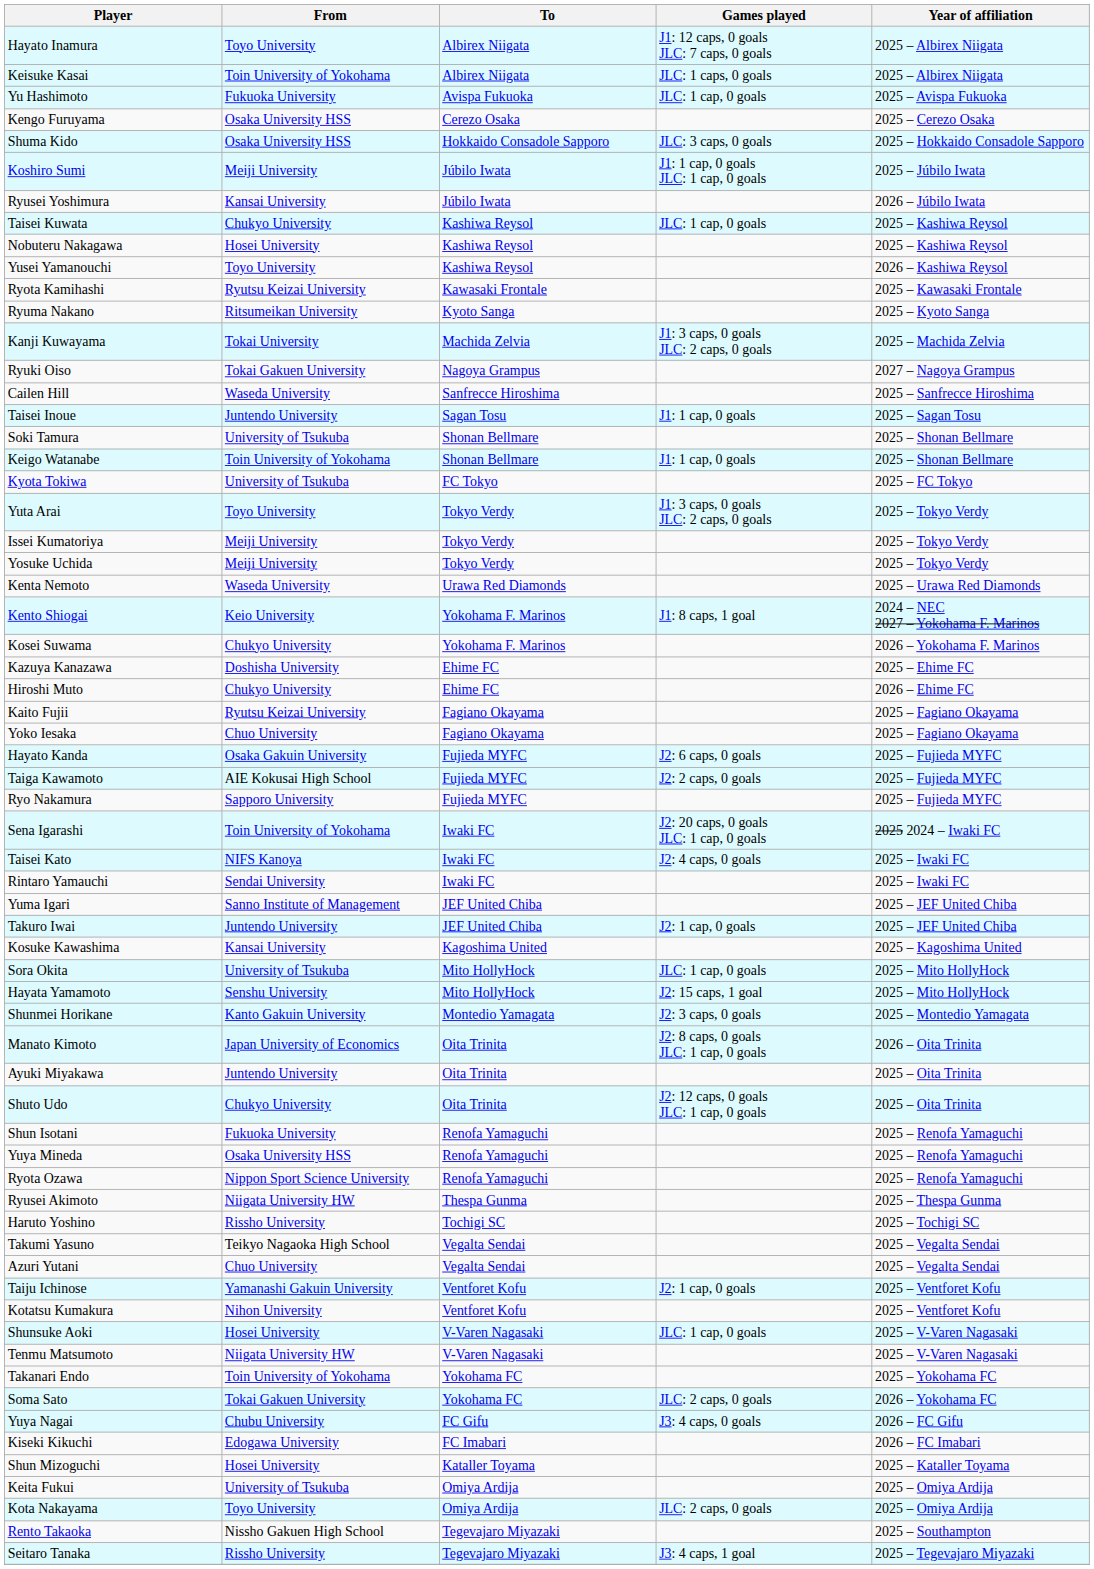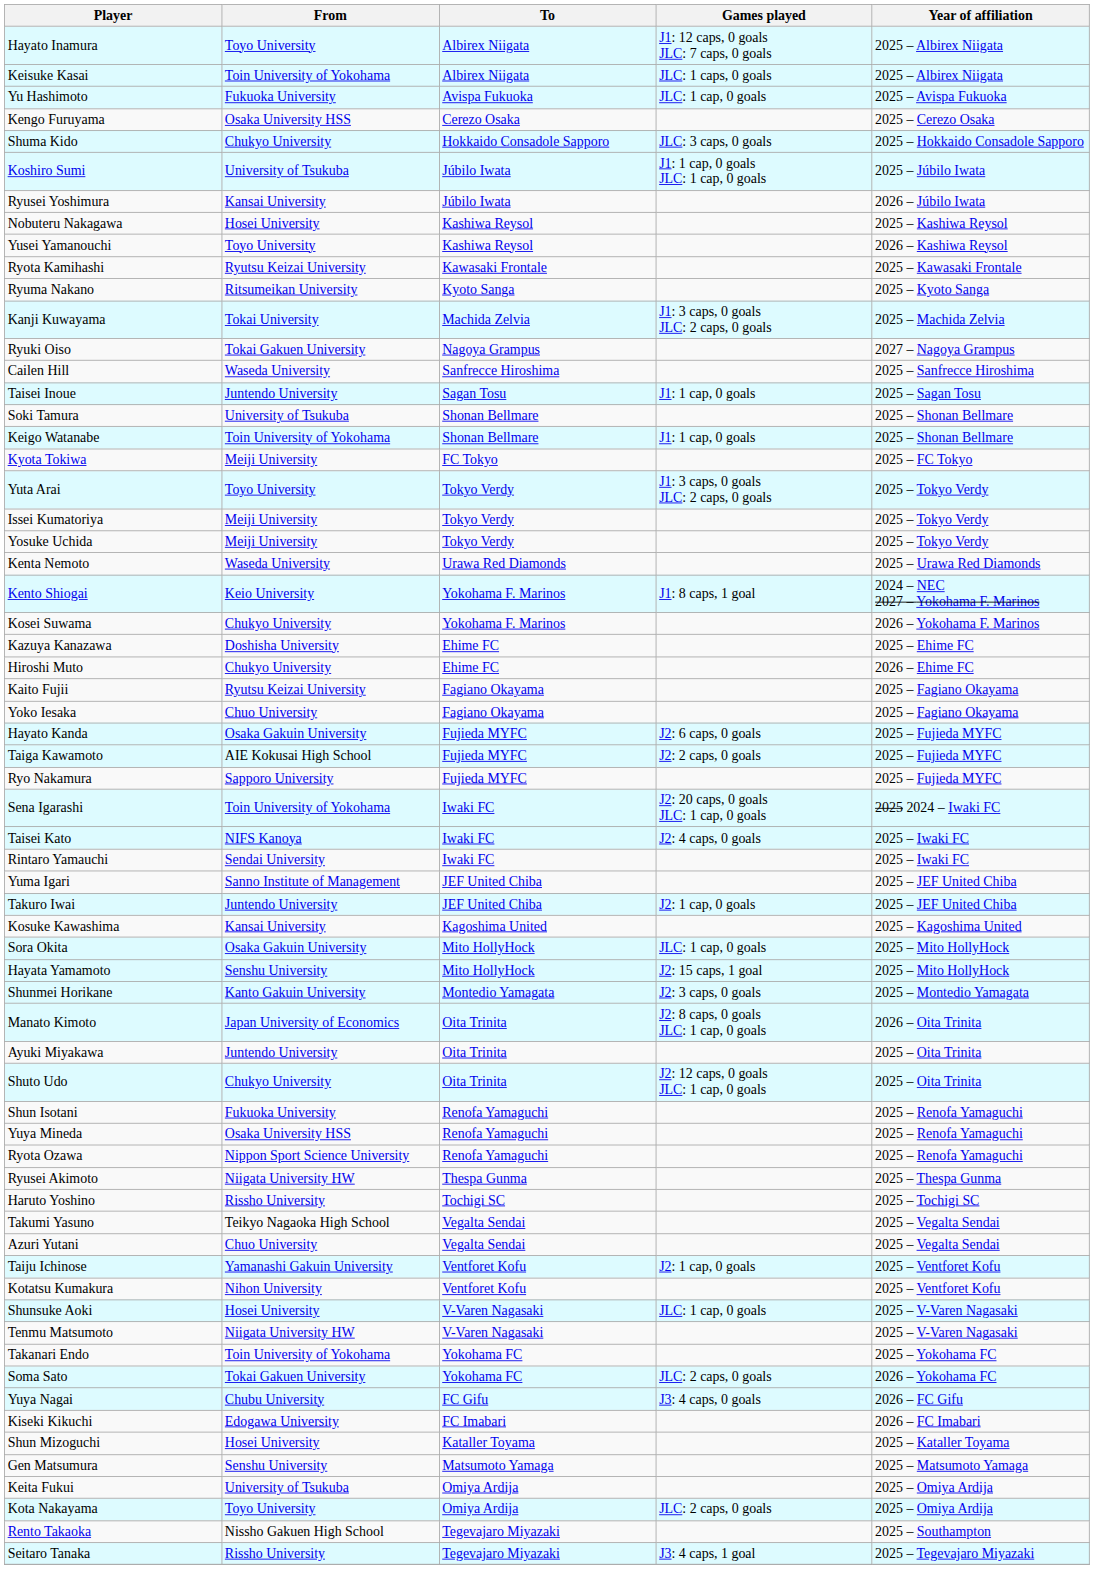(288, 141) Osaka University HSS -> (278, 141) Chukyo University
(271, 171) Meiji University -> (287, 171) University of Tsukuba
- row: (48, 223)
(287, 481) University of Tsukuba -> (271, 459) Meiji University
(287, 970) University of Tsukuba -> (296, 948) Osaka Gakuin University
+ row: (53, 1465)
